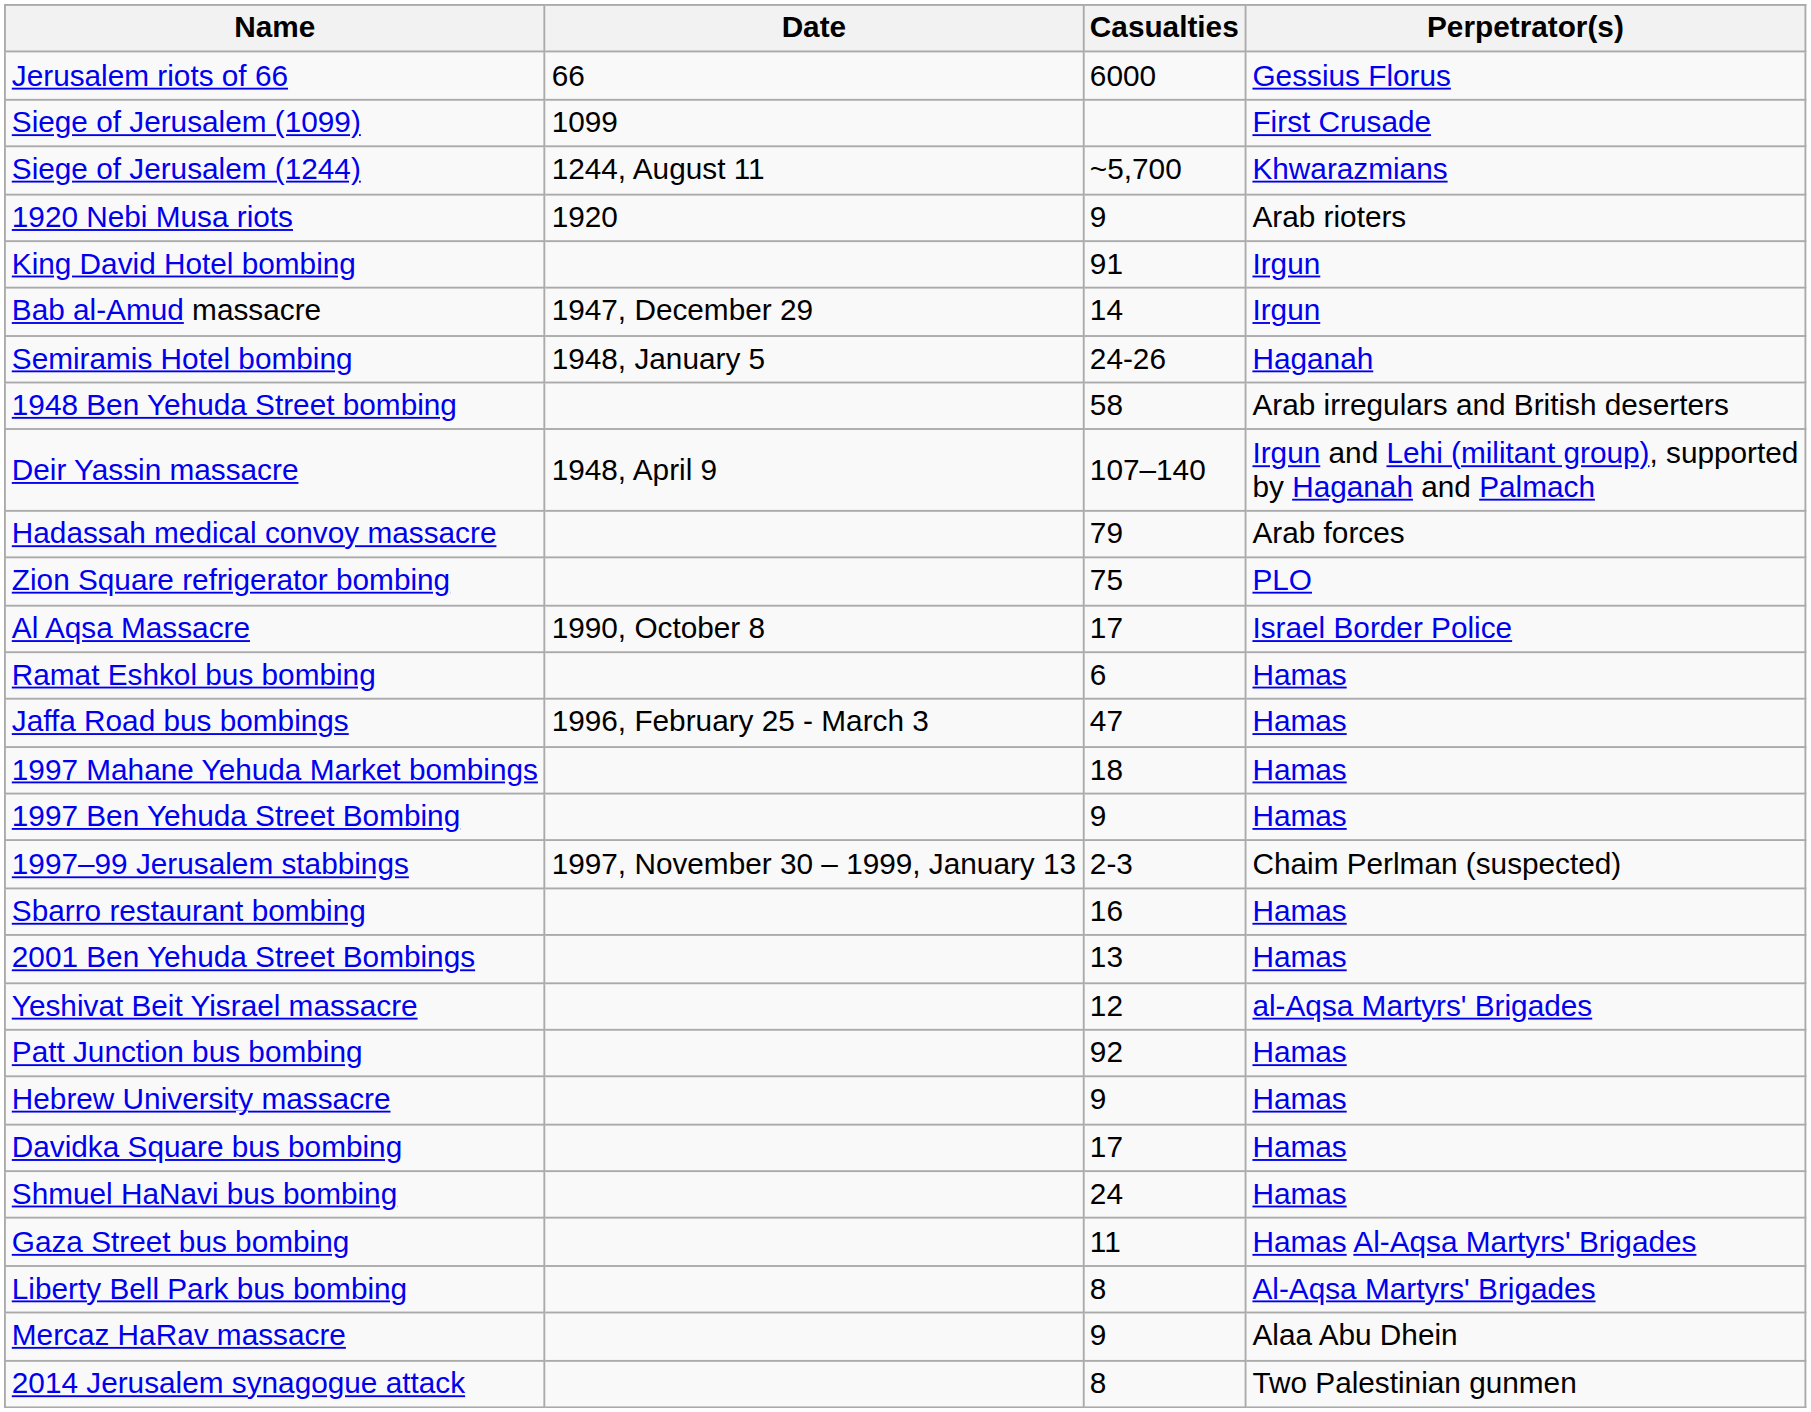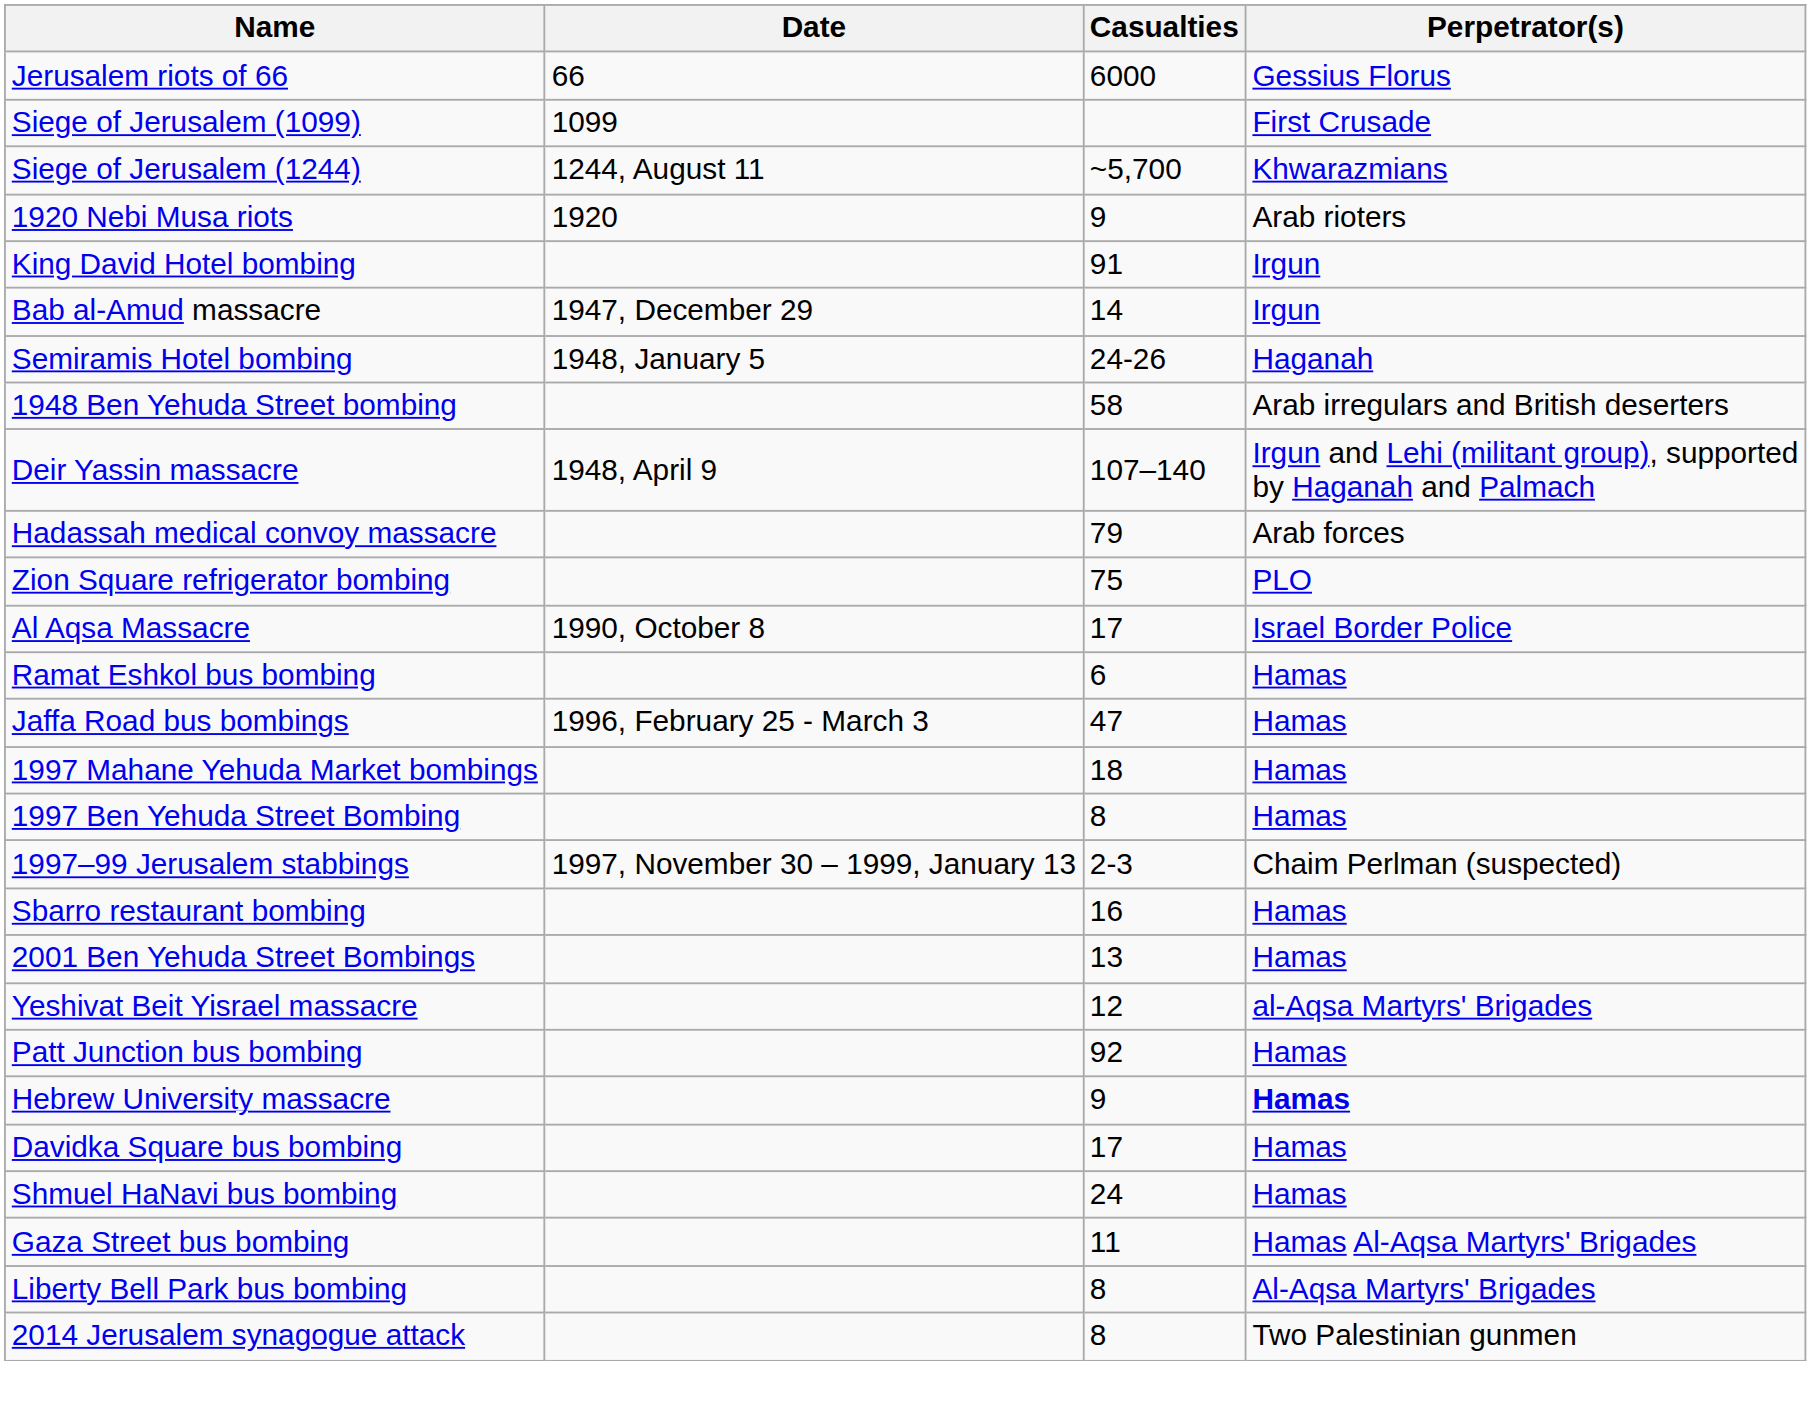(1098, 816) 9 -> (1098, 816) 8
(1300, 1099) normal -> (1301, 1099) bold
- row: (179, 1335)
